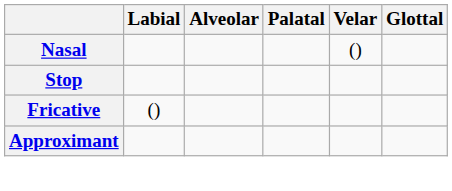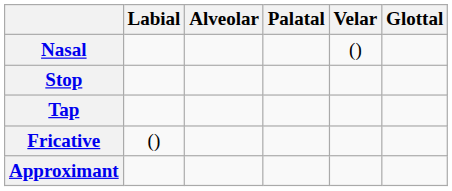+ row: (64, 110)
